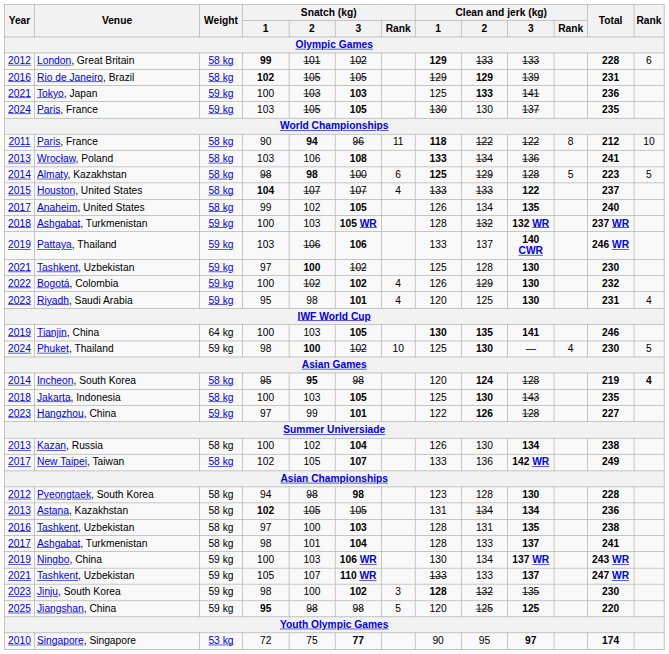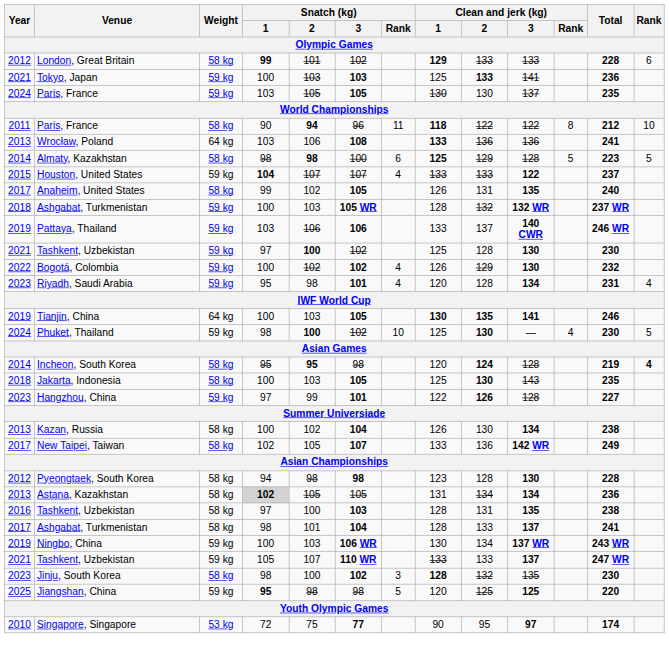- row: (19, 77)
(221, 158) 58 kg -> (221, 142) 64 kg
(484, 158) 134 -> (484, 142) 136
(221, 191) 58 kg -> (221, 175) 59 kg
(484, 207) 134 -> (484, 191) 131
(484, 300) 125 -> (484, 283) 128
(531, 300) 130 -> (531, 283) 134
(266, 511) no background -> (266, 495) lightgrey background
(221, 592) 59 kg -> (221, 576) 58 kg
